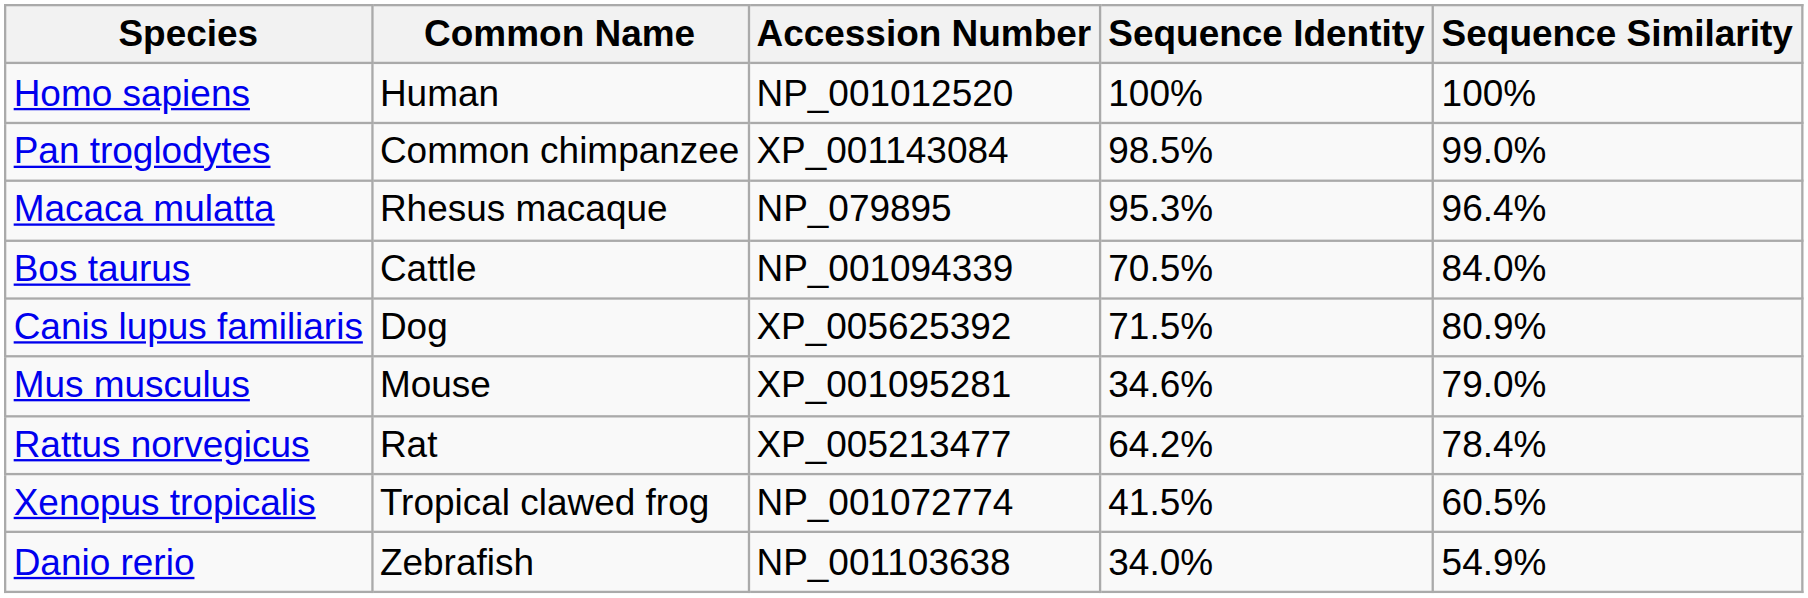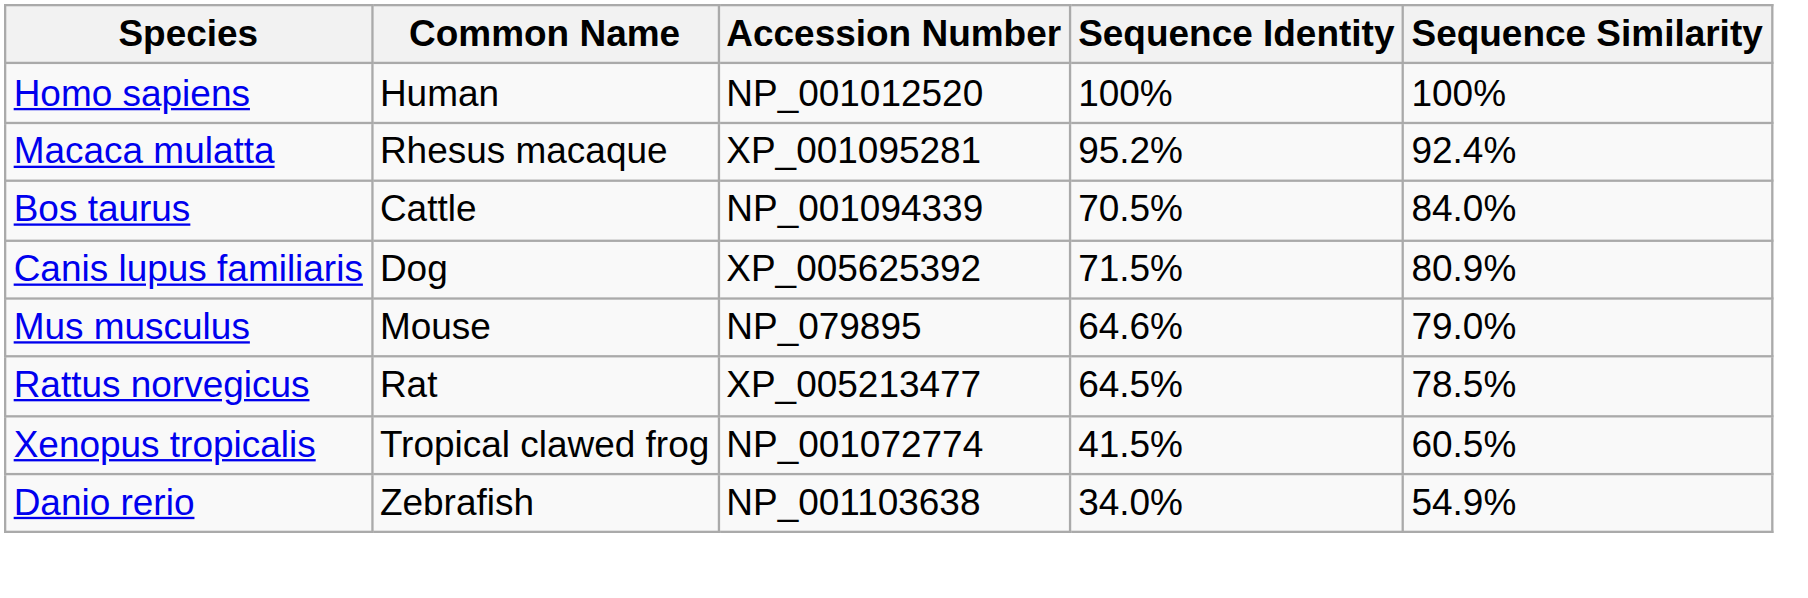- row: (142, 151)
(854, 209) NP_079895 -> (854, 151) XP_001095281
(1161, 209) 95.3% -> (1131, 151) 95.2%
(1494, 209) 96.4% -> (1464, 151) 92.4%
(884, 385) XP_001095281 -> (824, 326) NP_079895
(1161, 385) 34.6% -> (1131, 326) 64.6%
(1161, 444) 64.2% -> (1131, 385) 64.5%
(1494, 444) 78.4% -> (1464, 385) 78.5%
